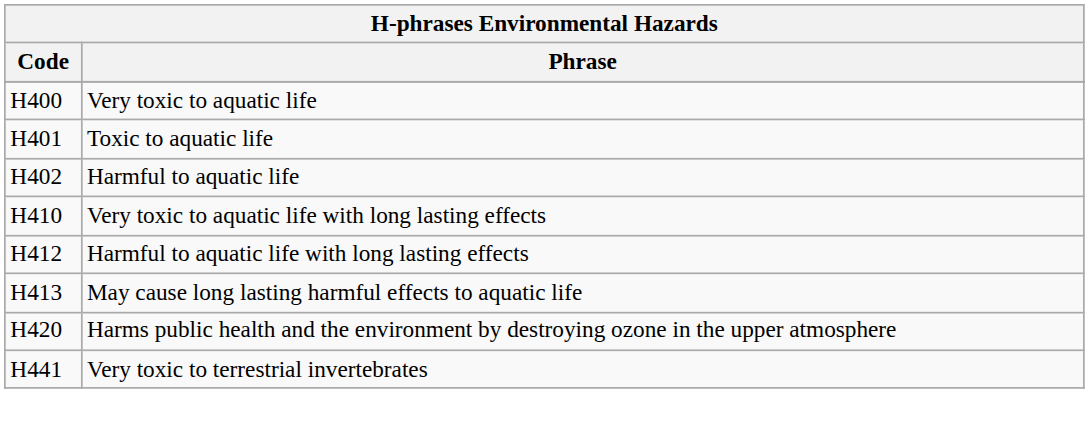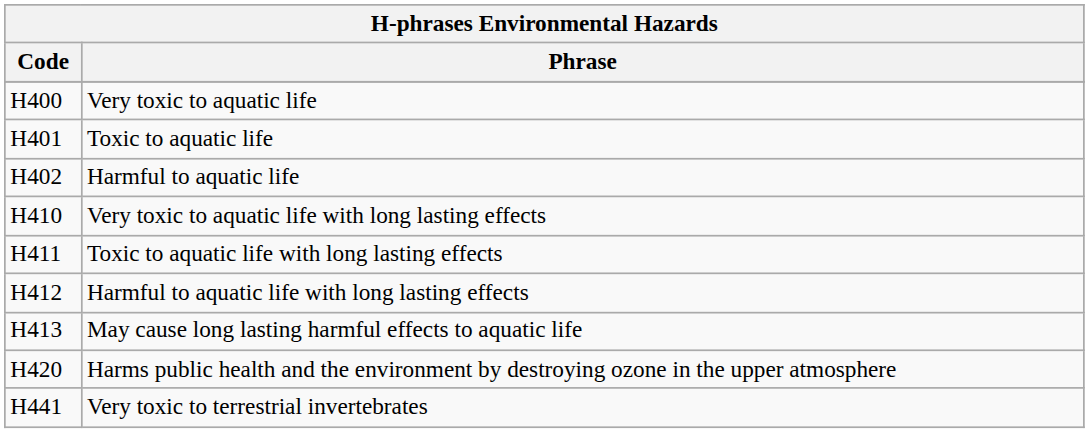+ row: (295, 253)
